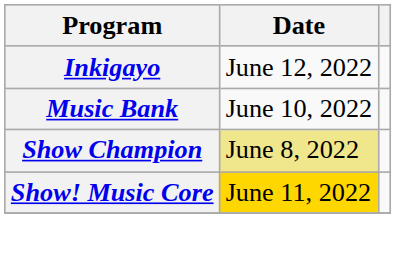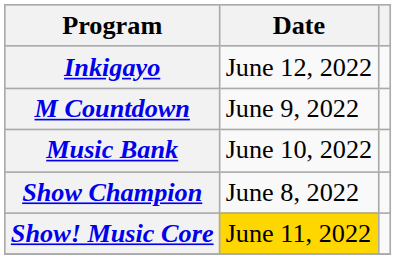+ row: (112, 108)
(292, 150) khaki background -> (292, 191) no background
